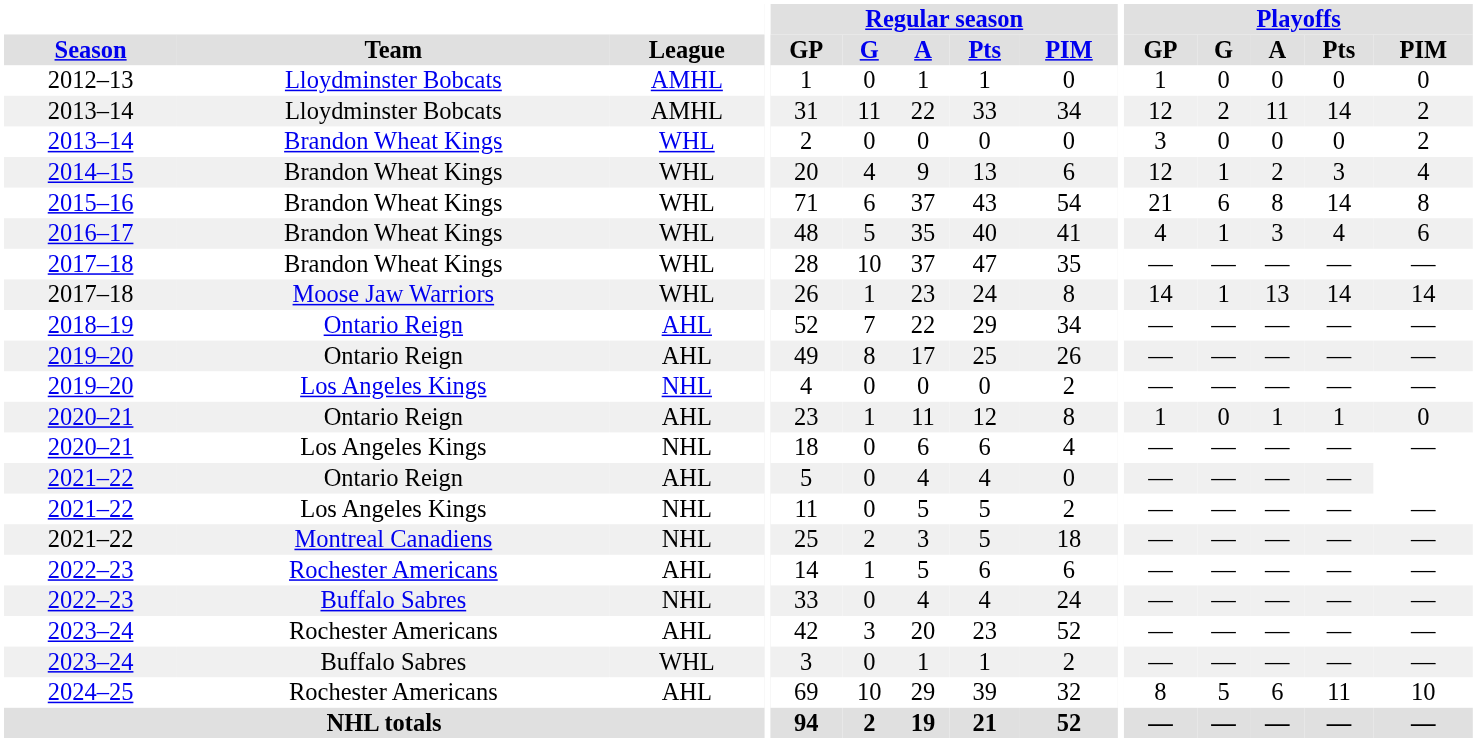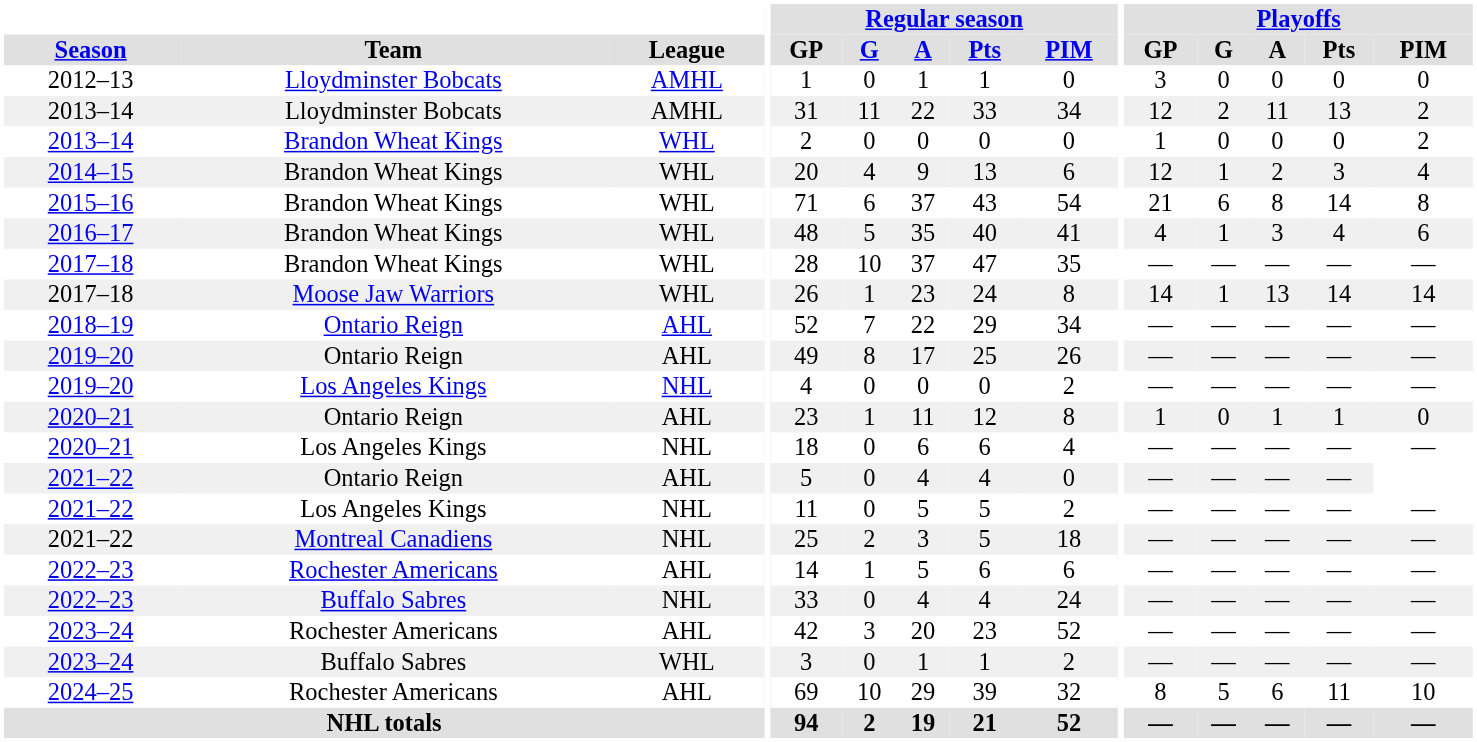(1160, 80) 1 -> (1160, 80) 3
(1339, 110) 14 -> (1339, 110) 13
(1160, 141) 3 -> (1160, 141) 1
